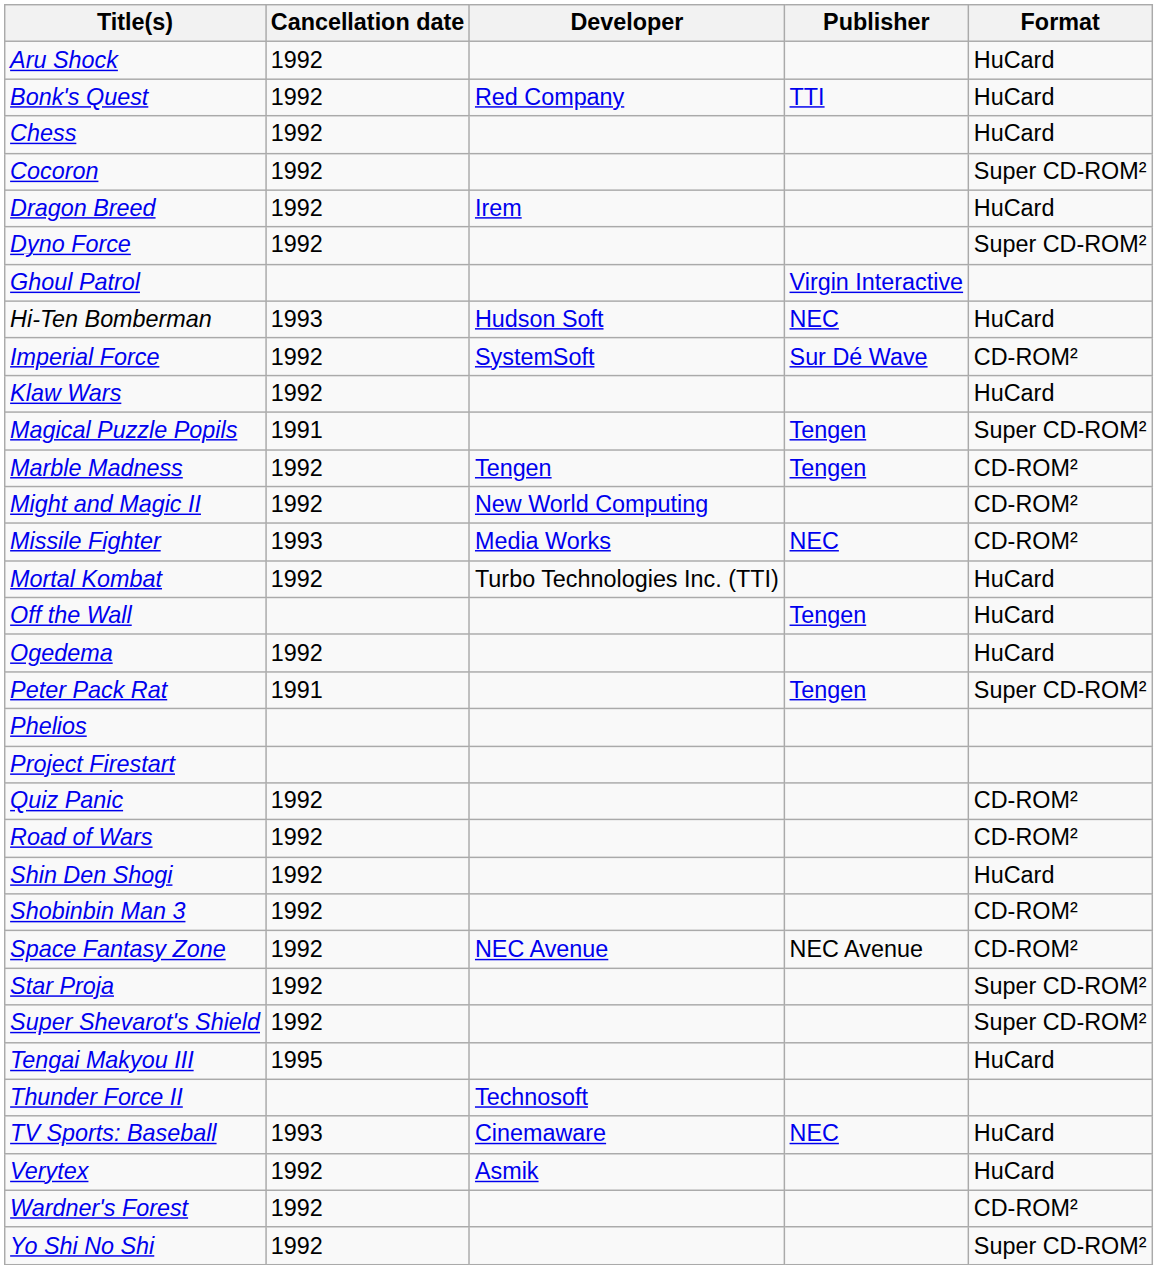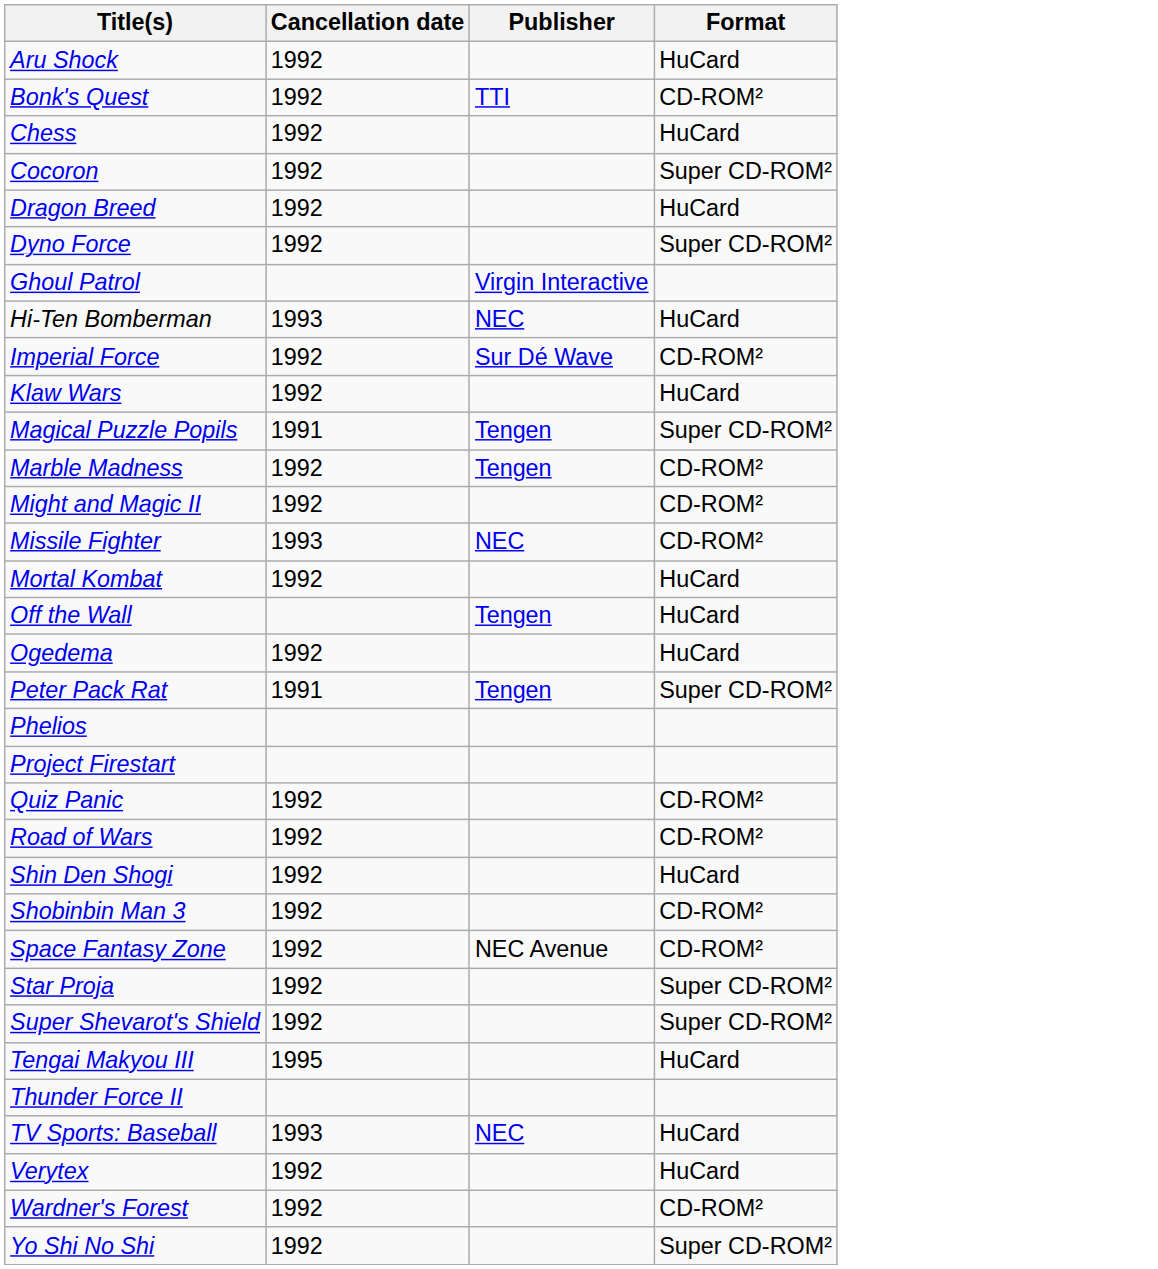- column: (627, 23)
(1014, 97) HuCard -> (711, 97) CD-ROM²
